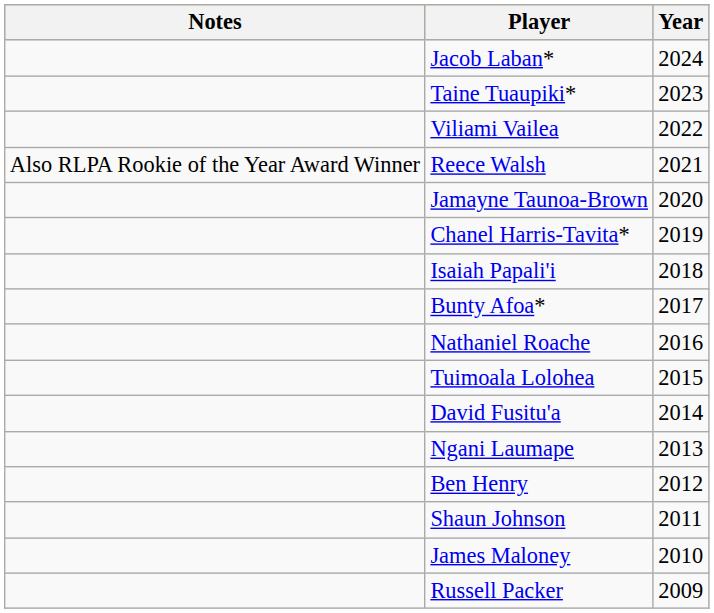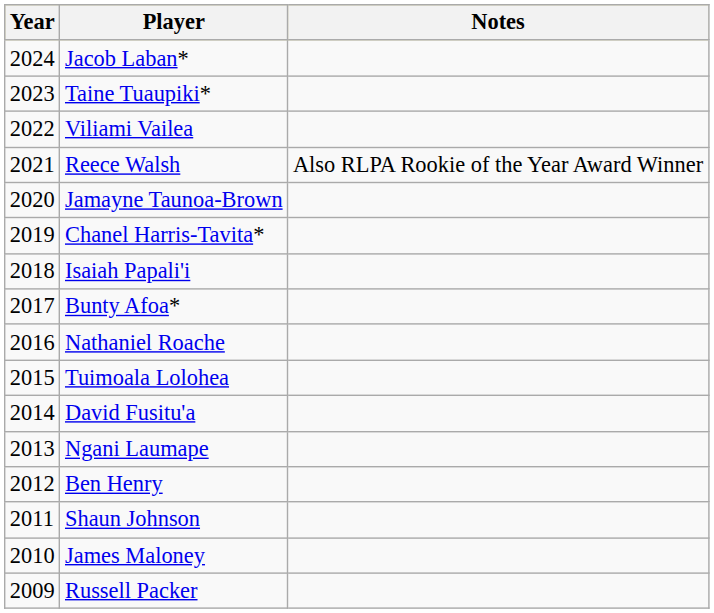columns swapped: (681, 22) <-> (215, 22)
